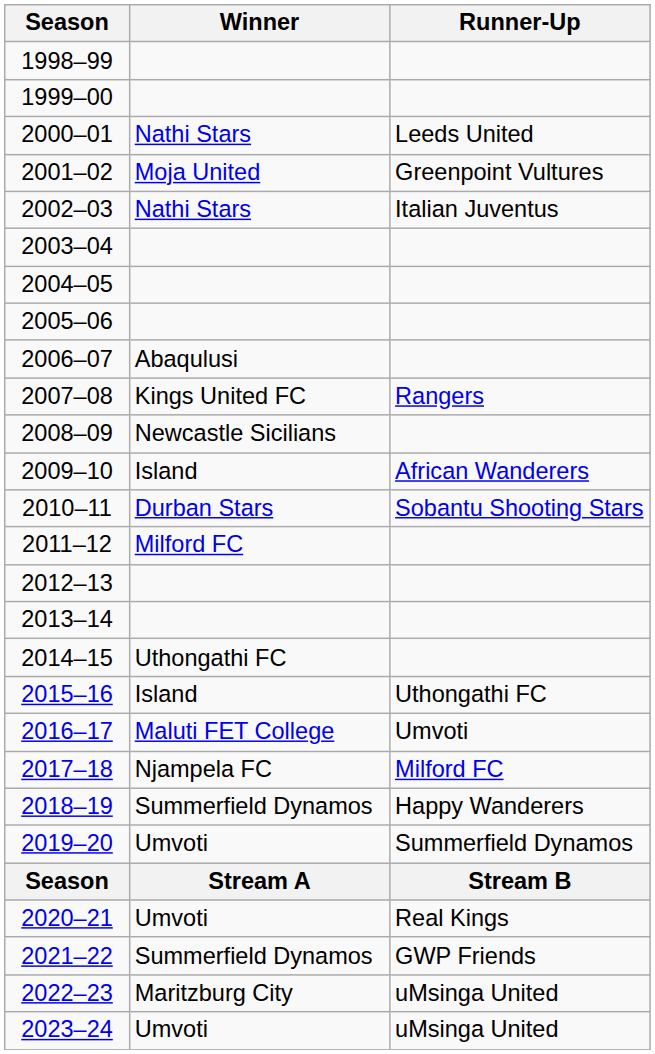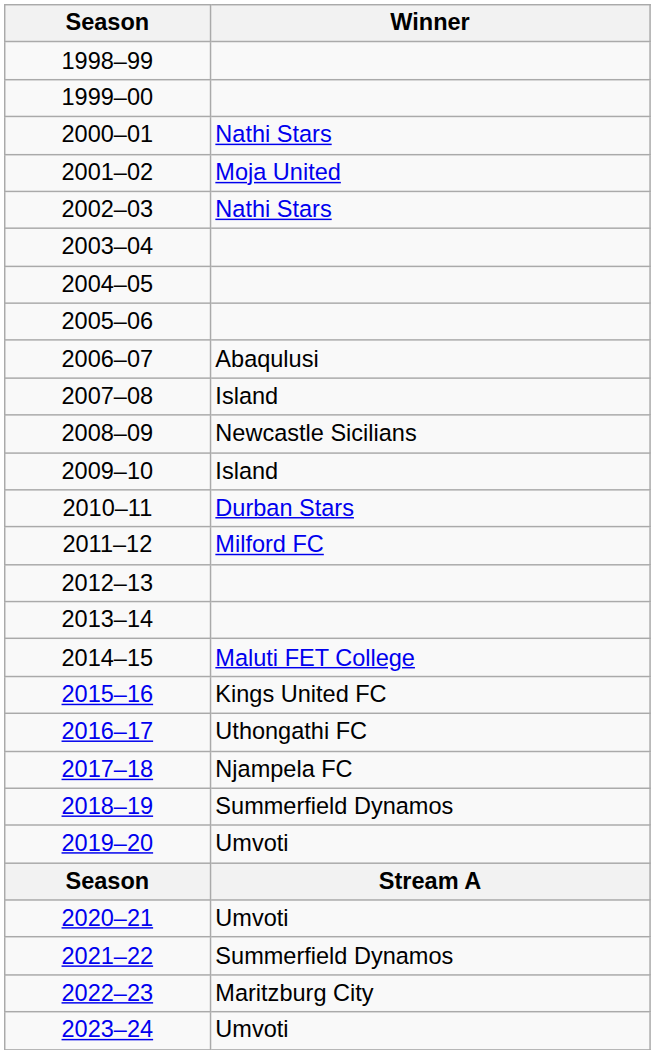- column: (520, 23)
(220, 396) Kings United FC -> (247, 396) Island
(211, 657) Uthongathi FC -> (315, 657) Maluti FET College
(166, 694) Island -> (301, 694) Kings United FC
(235, 731) Maluti FET College -> (291, 731) Uthongathi FC
